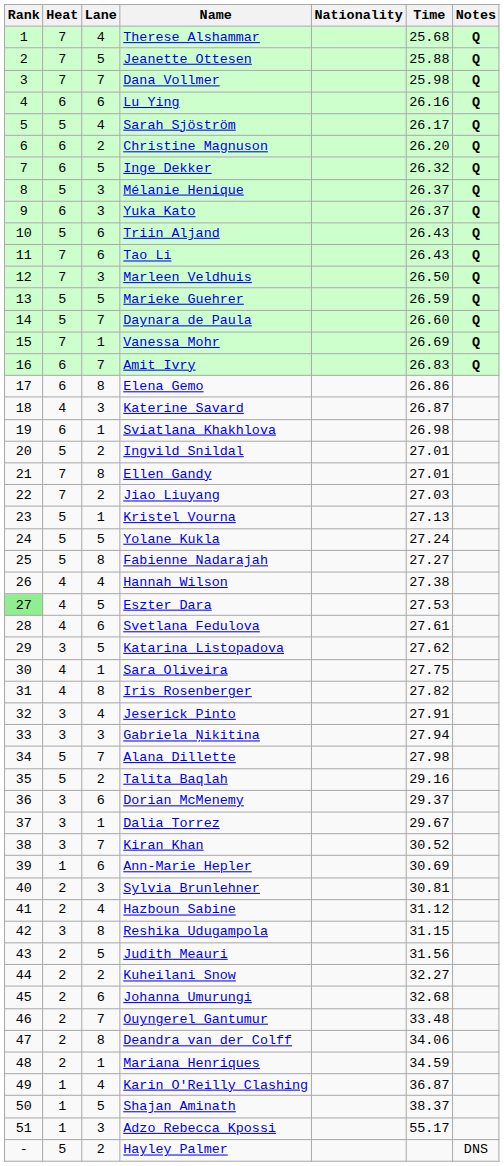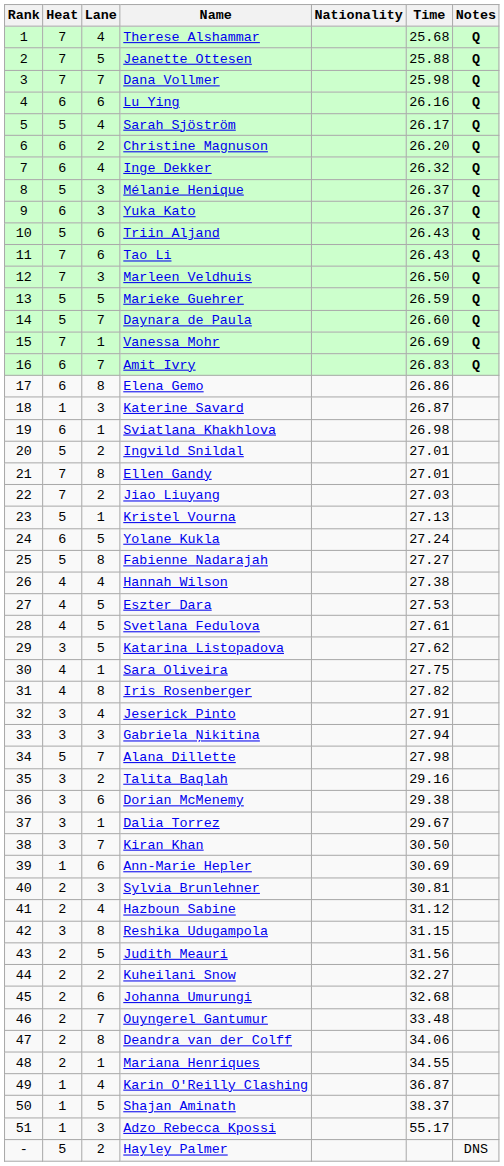(101, 168) 5 -> (101, 168) 4
(62, 408) 4 -> (62, 408) 1
(62, 539) 5 -> (62, 539) 6
(24, 605) lightgreen background -> (24, 605) no background
(101, 626) 6 -> (101, 626) 5
(62, 779) 5 -> (62, 779) 3
(429, 801) 29.37 -> (429, 801) 29.38
(429, 845) 30.52 -> (429, 845) 30.50
(429, 1063) 34.59 -> (429, 1063) 34.55
